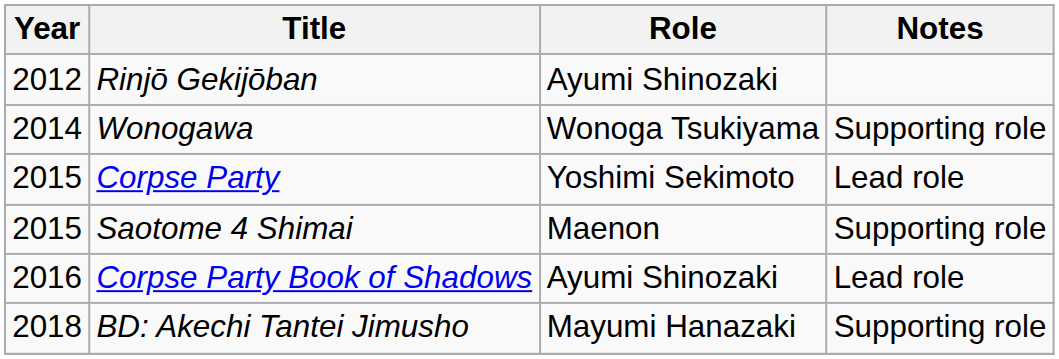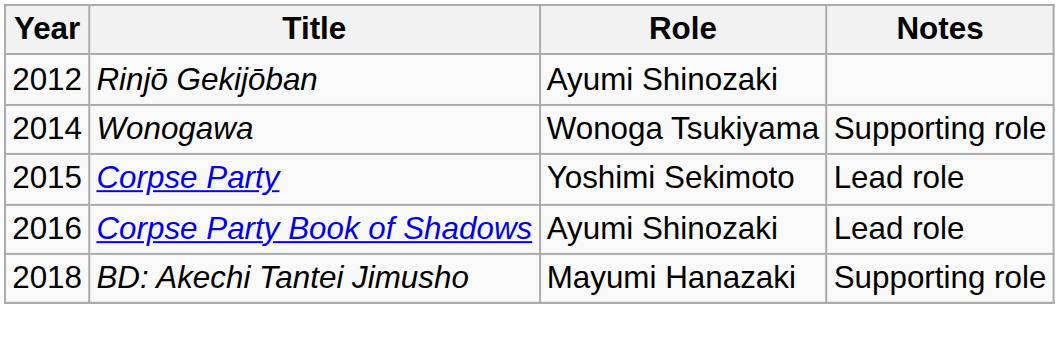- row: (225, 228)
